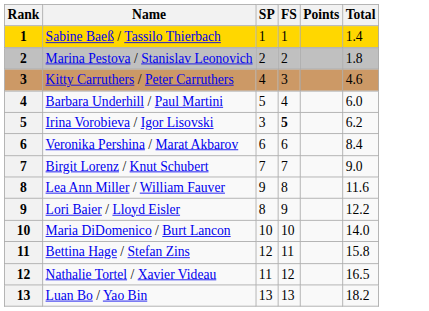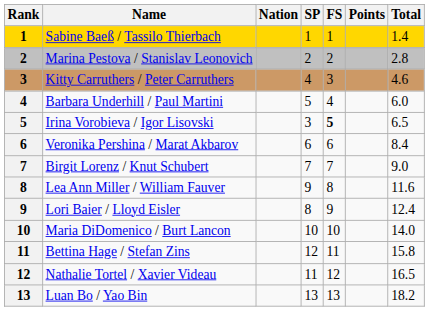+ column: (279, 15)
(354, 58) 1.8 -> (400, 58) 2.8
(354, 123) 6.2 -> (400, 123) 6.5
(358, 209) 12.2 -> (403, 209) 12.4
